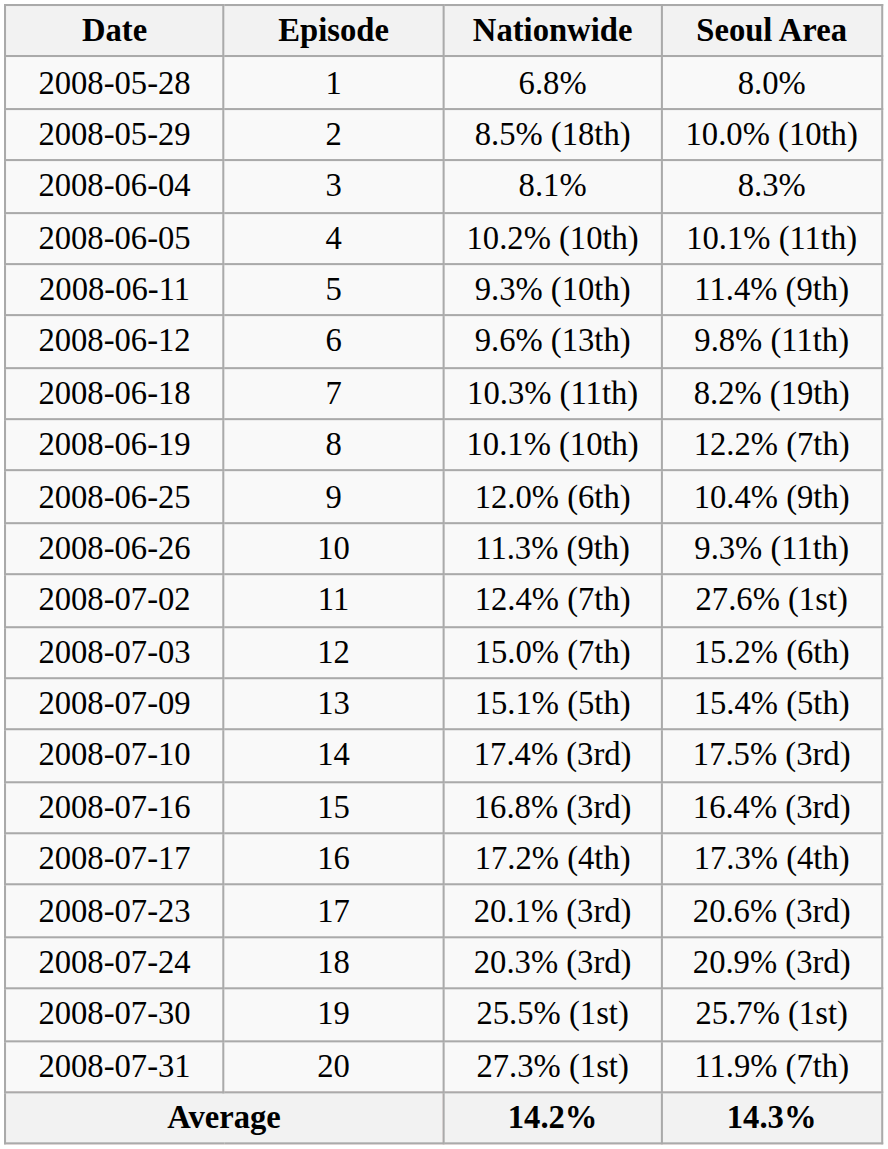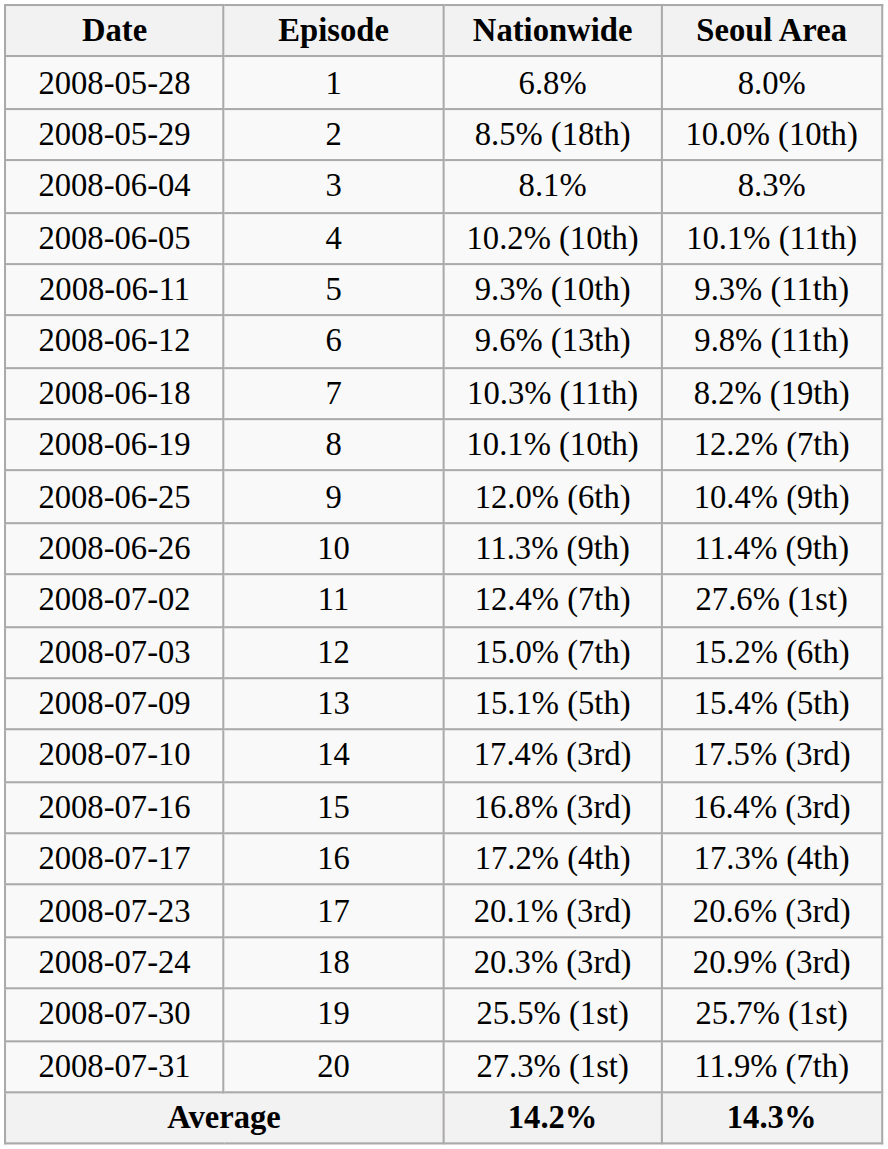(772, 289) 11.4% (9th) -> (772, 289) 9.3% (11th)
(772, 548) 9.3% (11th) -> (772, 548) 11.4% (9th)
